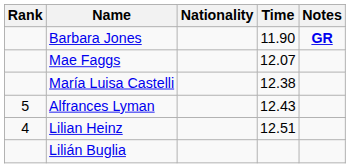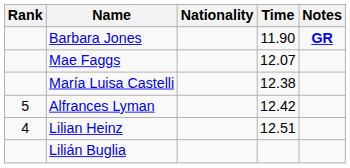(278, 106) 12.43 -> (278, 106) 12.42
